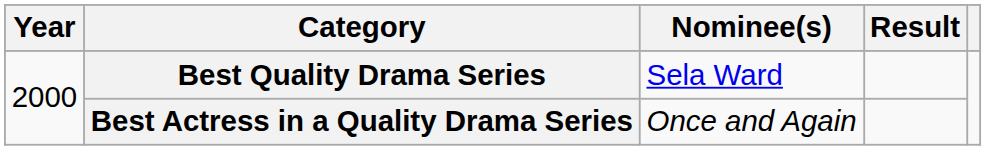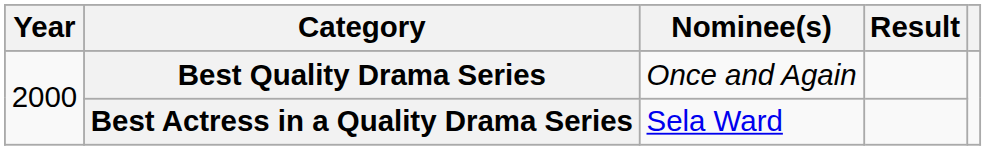(715, 74) Sela Ward -> (752, 74) Once and Again
(752, 121) Once and Again -> (715, 121) Sela Ward
